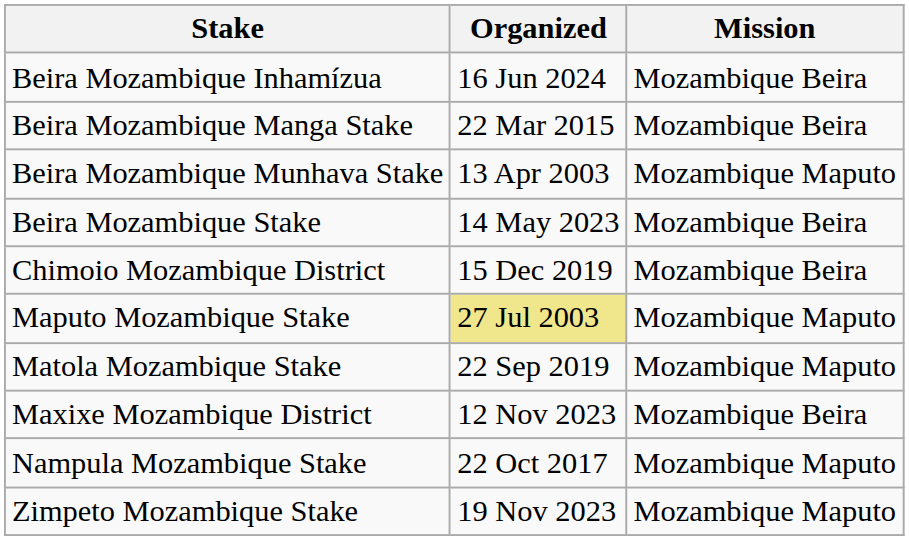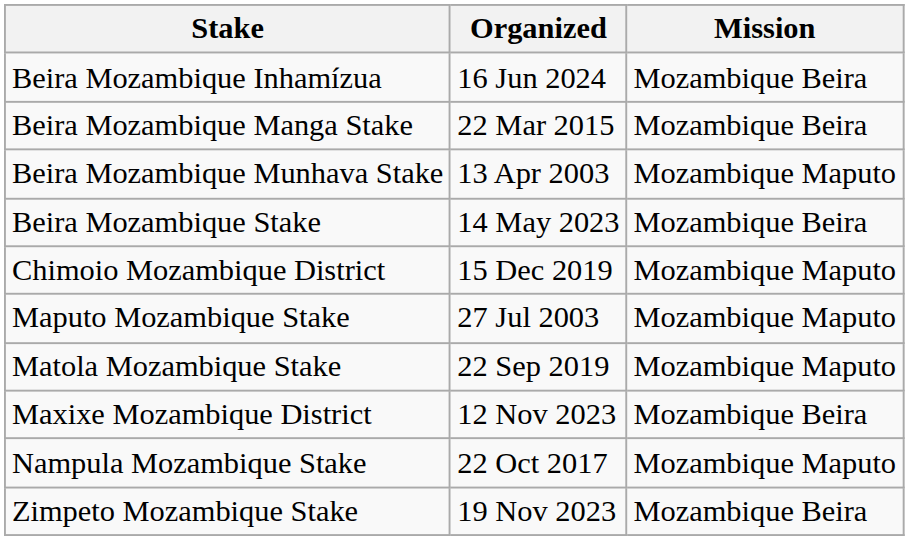(750, 269) Mozambique Beira -> (765, 269) Mozambique Maputo
(528, 317) khaki background -> (528, 317) no background
(765, 510) Mozambique Maputo -> (750, 510) Mozambique Beira
